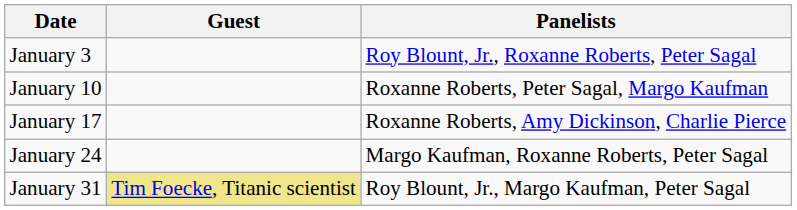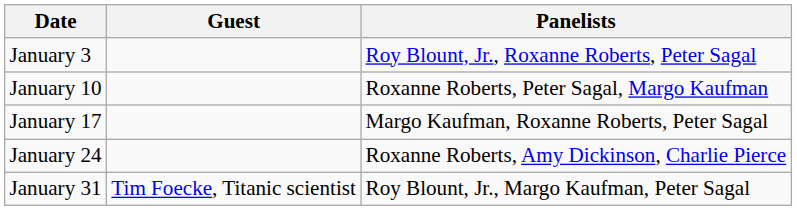(576, 121) Roxanne Roberts, Amy Dickinson, Charlie Pierce -> (567, 121) Margo Kaufman, Roxanne Roberts, Peter Sagal
(567, 155) Margo Kaufman, Roxanne Roberts, Peter Sagal -> (576, 155) Roxanne Roberts, Amy Dickinson, Charlie Pierce
(234, 188) khaki background -> (234, 188) no background
